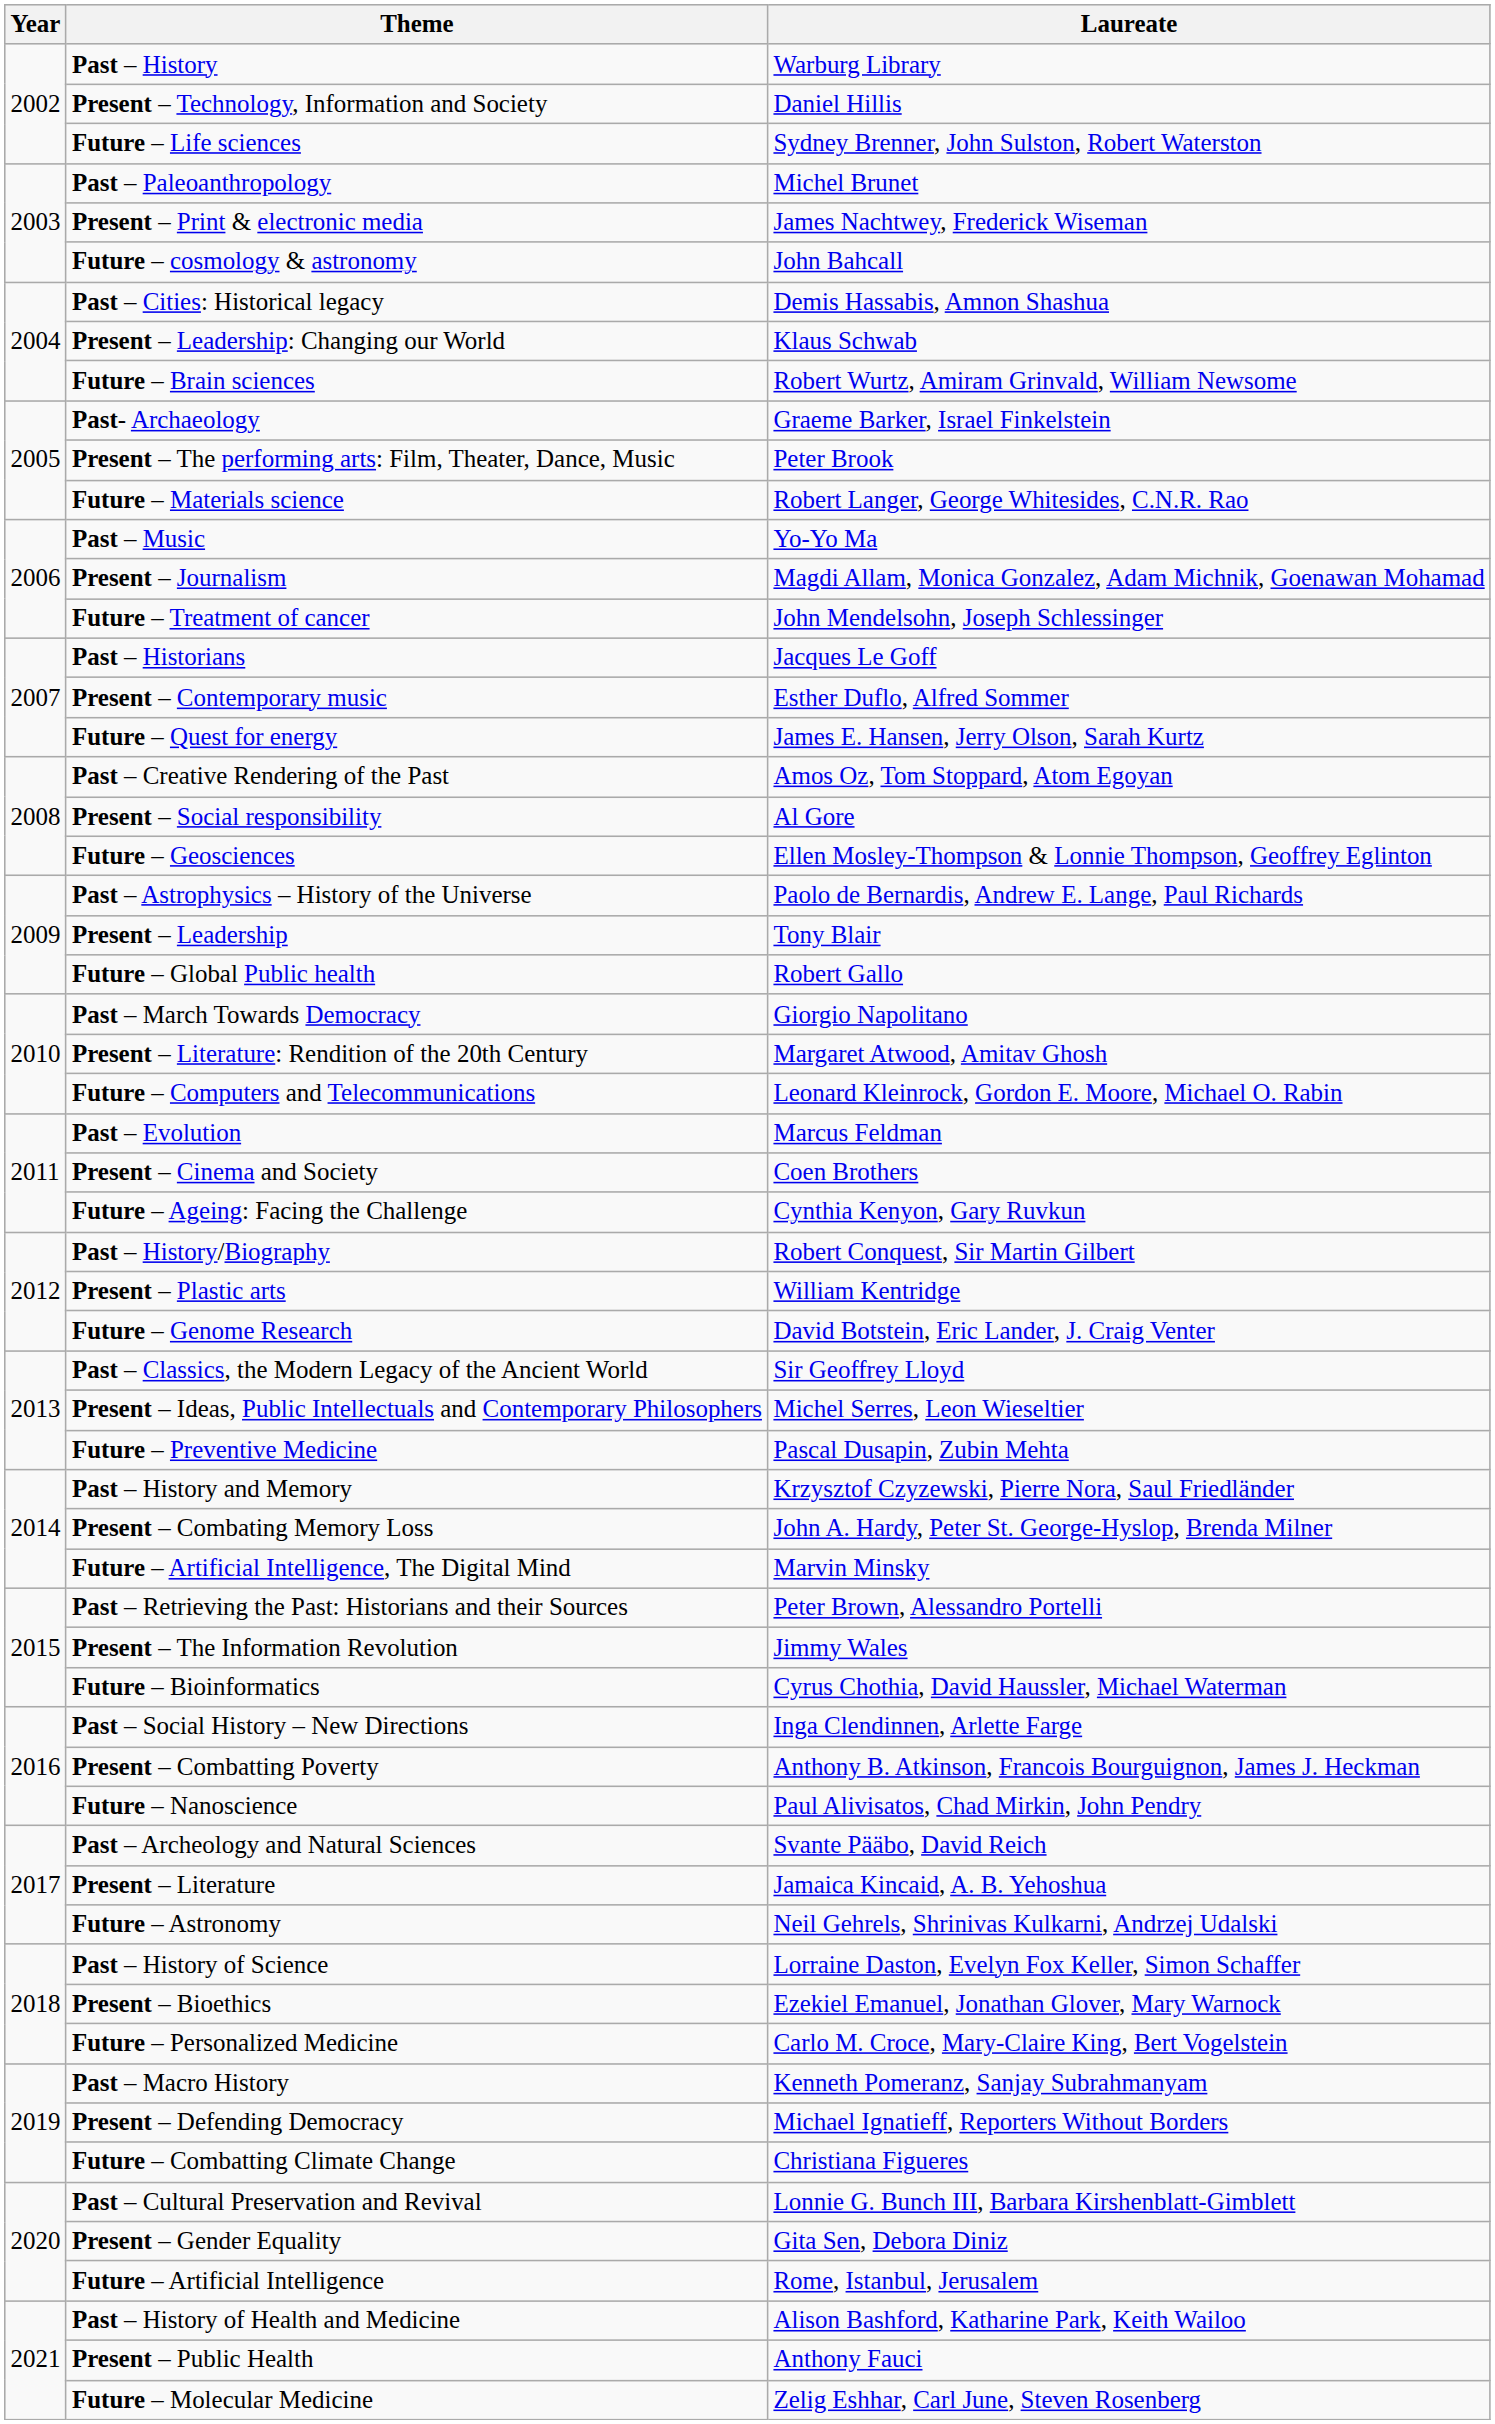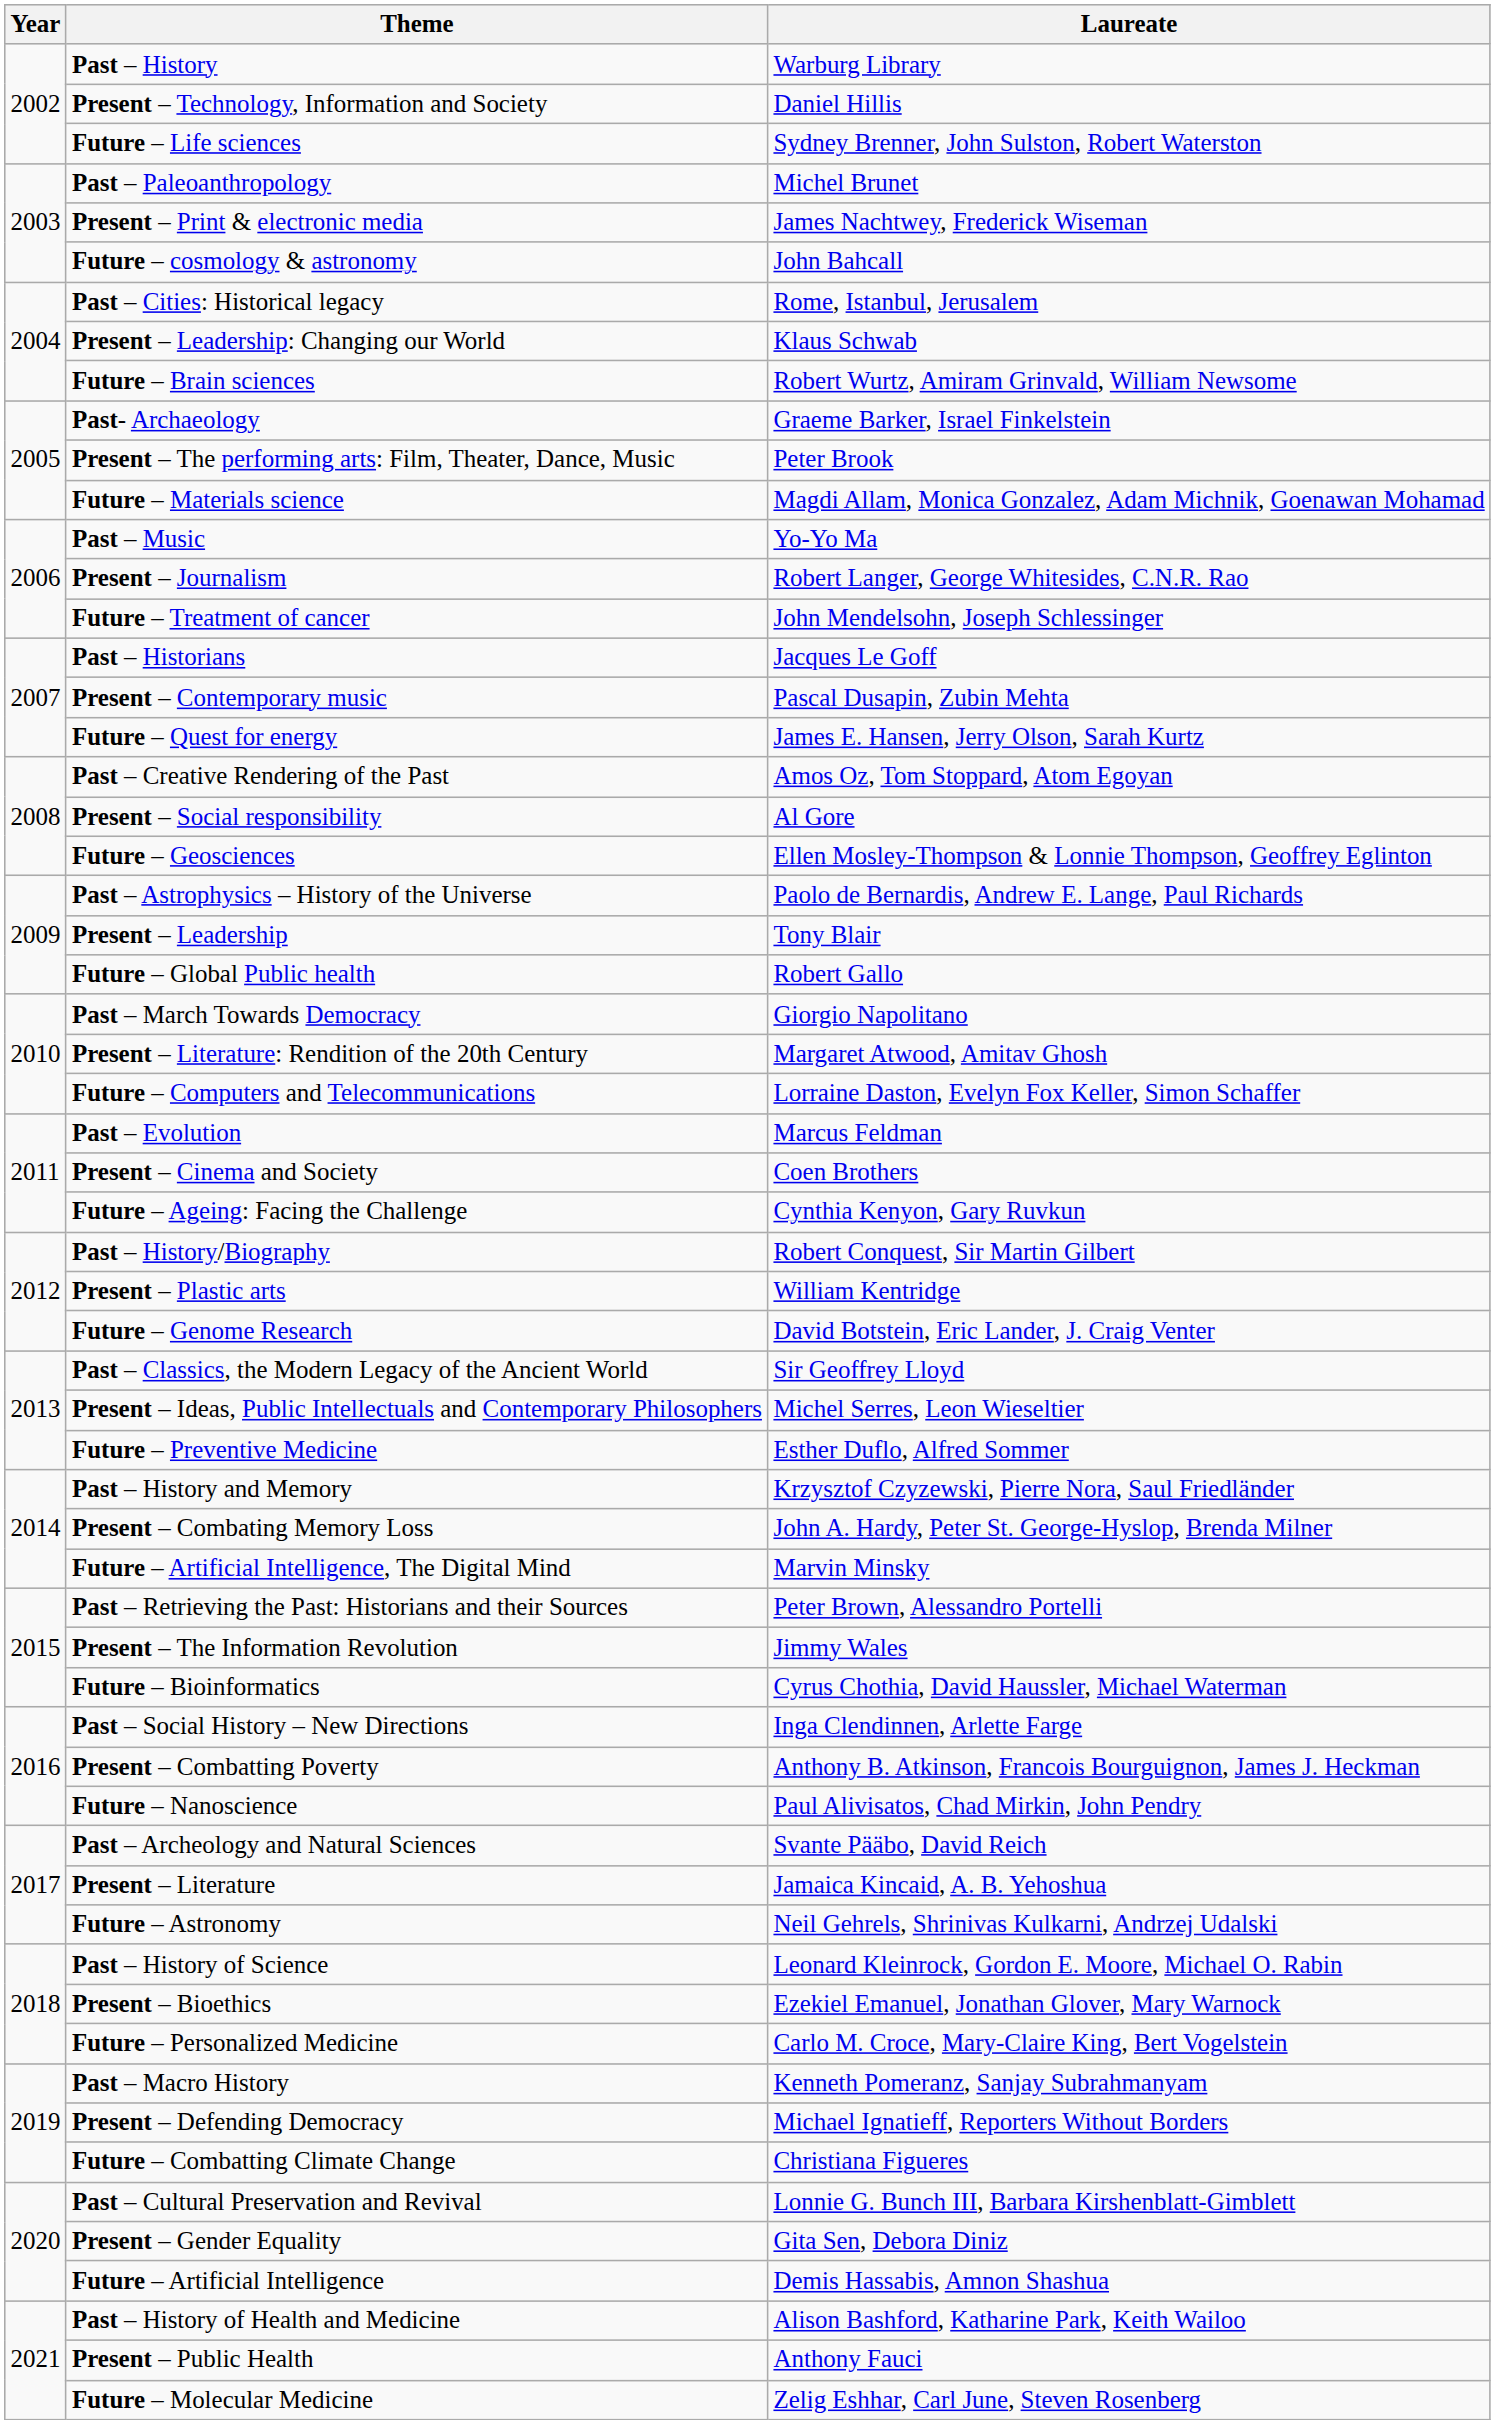(941, 301) Demis Hassabis, Amnon Shashua -> (906, 301) Rome, Istanbul, Jerusalem
(1011, 499) Robert Langer, George Whitesides, C.N.R. Rao -> (1129, 499) Magdi Allam, Monica Gonzalez, Adam Michnik, Goenawan Mohamad
(1129, 578) Magdi Allam, Monica Gonzalez, Adam Michnik, Goenawan Mohamad -> (1011, 578) Robert Langer, George Whitesides, C.N.R. Rao
(921, 697) Esther Duflo, Alfred Sommer -> (921, 697) Pascal Dusapin, Zubin Mehta
(1058, 1093) Leonard Kleinrock, Gordon E. Moore, Michael O. Rabin -> (1037, 1093) Lorraine Daston, Evelyn Fox Keller, Simon Schaffer
(921, 1449) Pascal Dusapin, Zubin Mehta -> (921, 1449) Esther Duflo, Alfred Sommer
(1037, 1963) Lorraine Daston, Evelyn Fox Keller, Simon Schaffer -> (1058, 1963) Leonard Kleinrock, Gordon E. Moore, Michael O. Rabin
(906, 2280) Rome, Istanbul, Jerusalem -> (941, 2280) Demis Hassabis, Amnon Shashua
